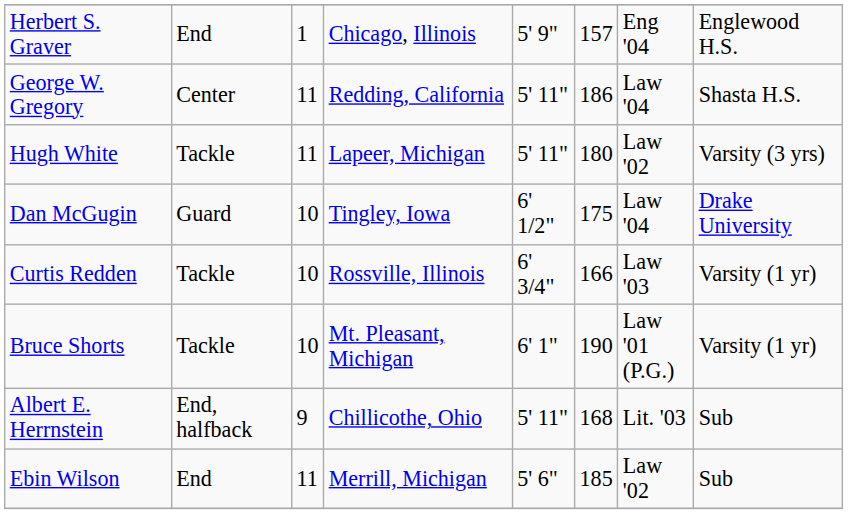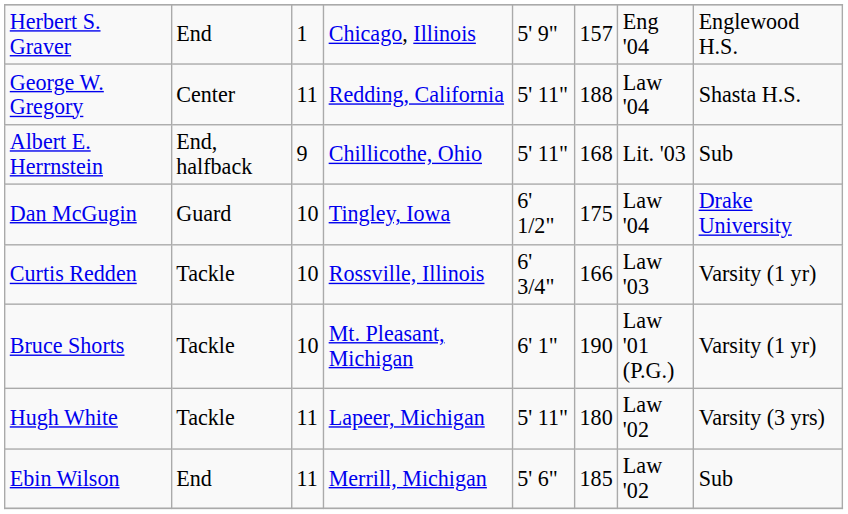(596, 94) 186 -> (596, 94) 188
rows swapped: (56, 418) <-> (64, 154)
